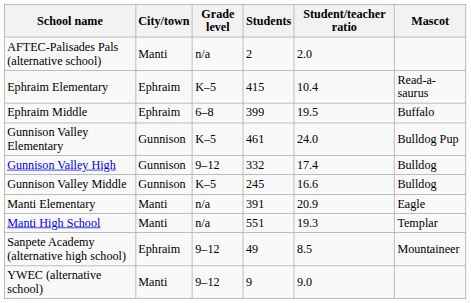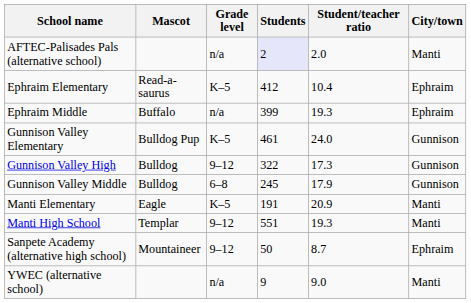columns swapped: (164, 20) <-> (430, 20)
(249, 53) no background -> (263, 53) lavender background
(255, 86) 415 -> (269, 86) 412
(204, 113) 6–8 -> (217, 113) n/a
(308, 113) 19.5 -> (322, 113) 19.3
(255, 165) 332 -> (269, 165) 322
(308, 165) 17.4 -> (322, 165) 17.3
(206, 184) K–5 -> (219, 184) 6–8
(308, 184) 16.6 -> (322, 184) 17.9
(203, 203) n/a -> (220, 203) K–5
(255, 203) 391 -> (269, 203) 191
(203, 223) n/a -> (222, 223) 9–12
(252, 249) 49 -> (266, 249) 50
(305, 249) 8.5 -> (319, 249) 8.7
(207, 282) 9–12 -> (217, 282) n/a
